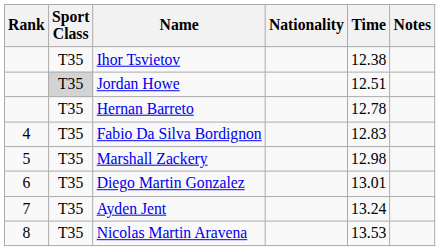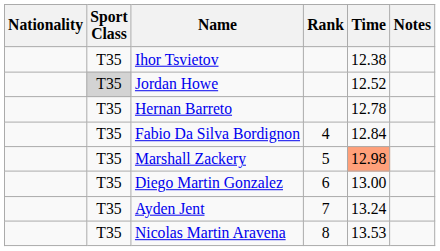columns swapped: (26, 25) <-> (306, 25)
(369, 84) 12.51 -> (369, 84) 12.52
(369, 134) 12.83 -> (369, 134) 12.84
(369, 158) no background -> (369, 158) lightsalmon background
(369, 183) 13.01 -> (369, 183) 13.00
